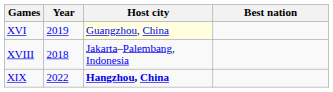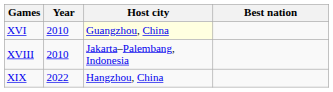(58, 30) 2019 -> (58, 30) 2010
(58, 54) 2018 -> (58, 54) 2010
(127, 78) bold -> (125, 78) normal
